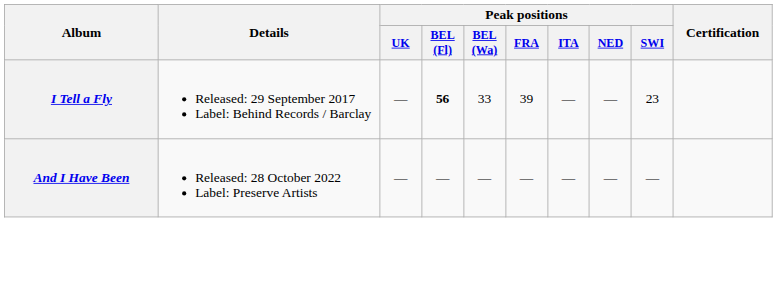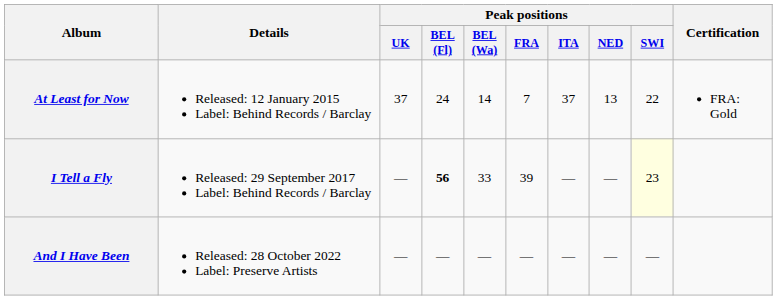+ row: (81, 99)
(652, 99) no background -> (652, 177) lightyellow background
